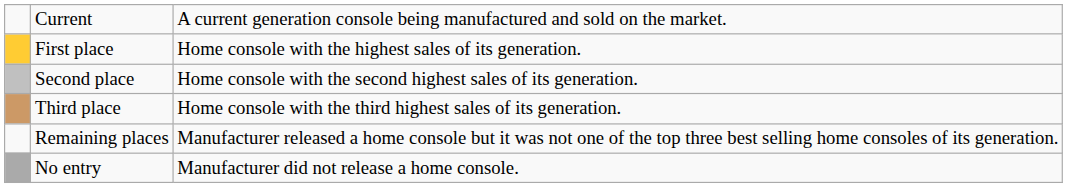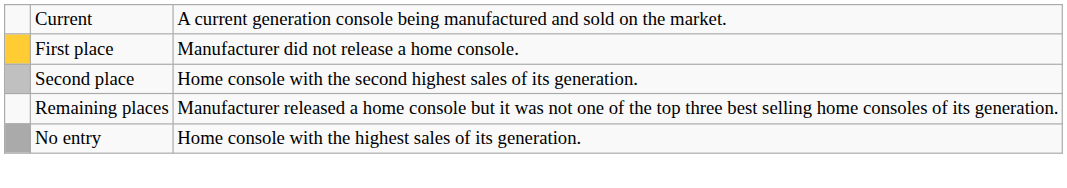(379, 49) Home console with the highest sales of its generation. -> (348, 49) Manufacturer did not release a home console.
- row: (78, 108)
(348, 167) Manufacturer did not release a home console. -> (379, 138) Home console with the highest sales of its generation.
